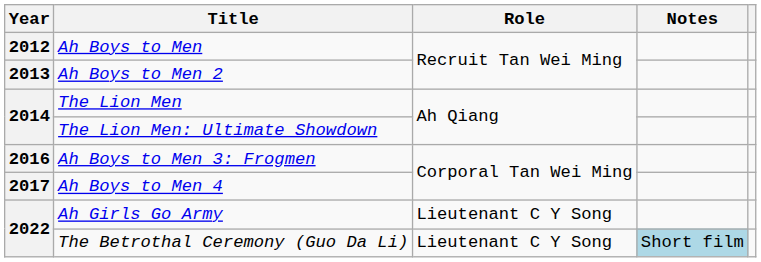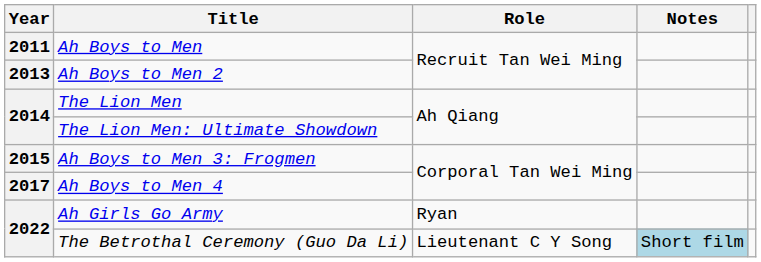(29, 47) 2012 -> (29, 47) 2011
(29, 158) 2016 -> (29, 158) 2015
(514, 214) Lieutenant C Y Song -> (437, 214) Ryan
